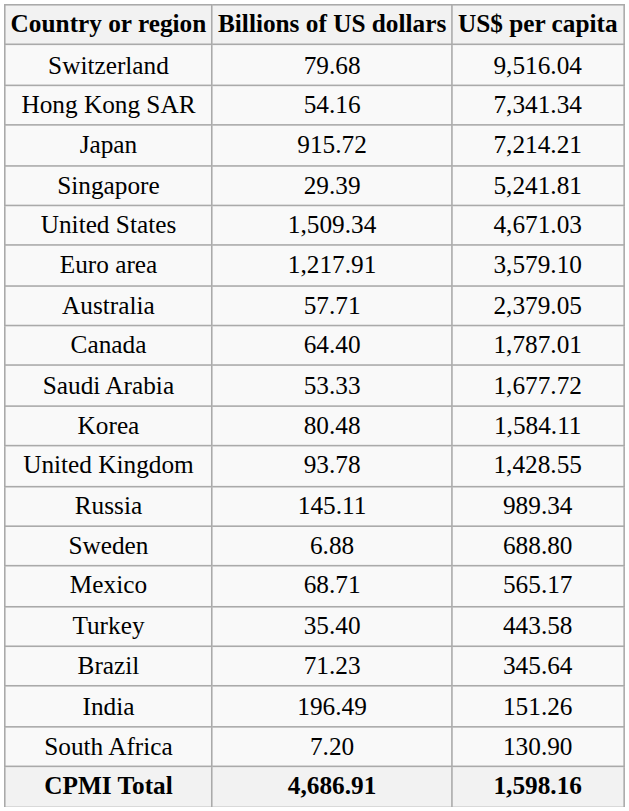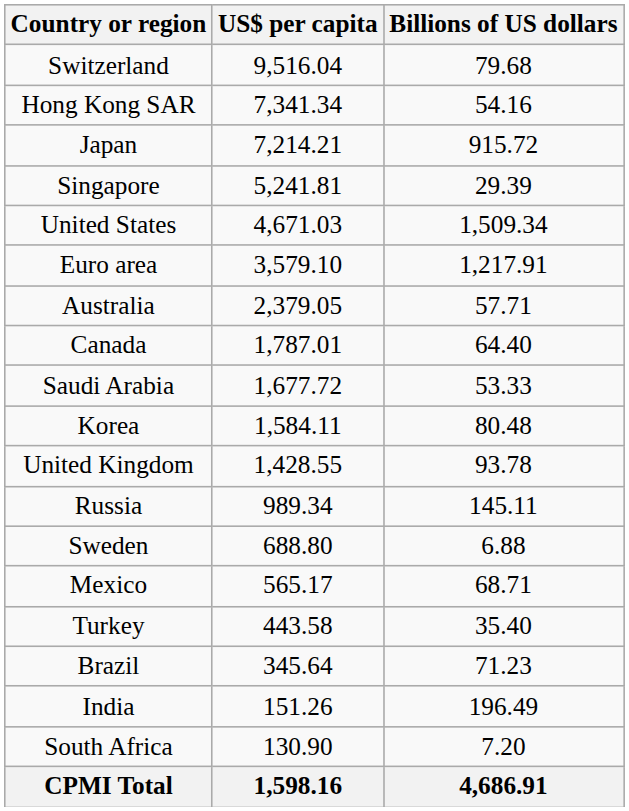columns swapped: (332, 24) <-> (538, 24)
